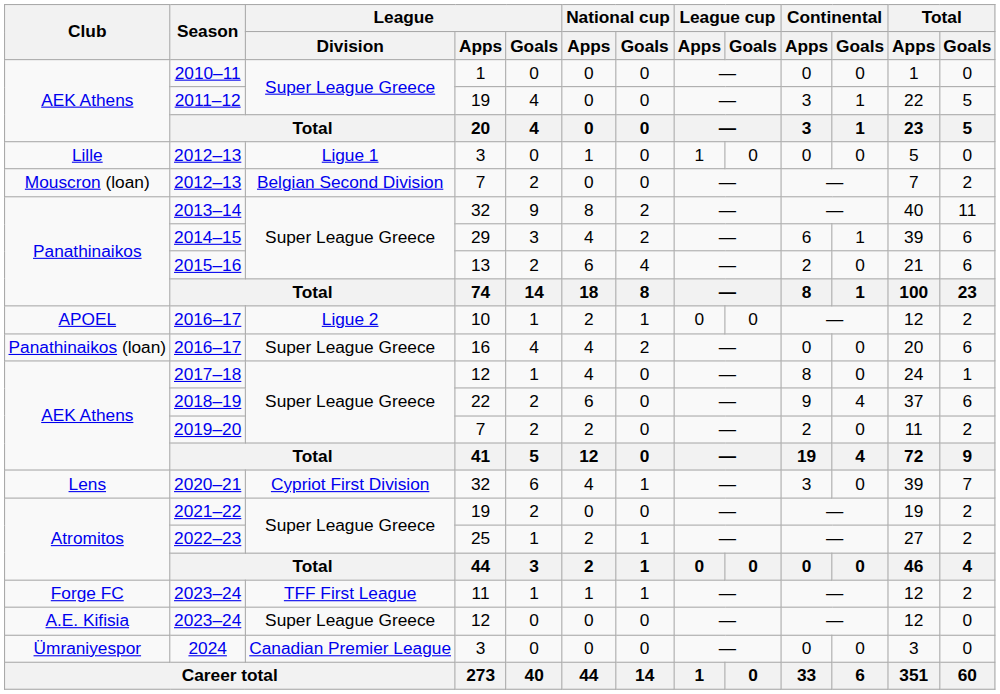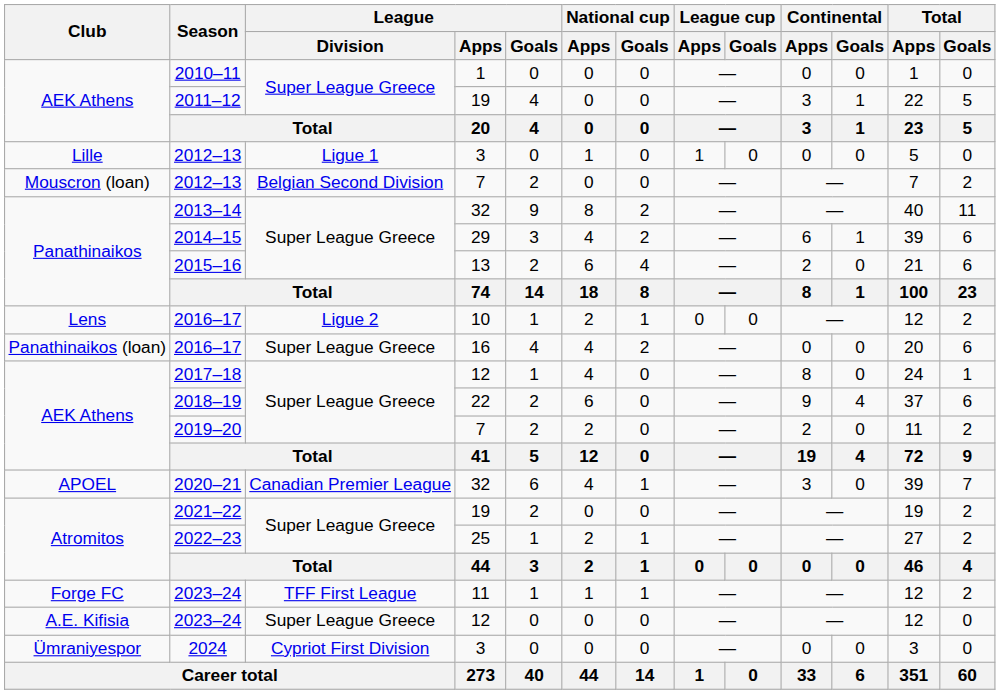(87, 319) APOEL -> (87, 319) Lens
(87, 484) Lens -> (87, 484) APOEL
(350, 484) Cypriot First Division -> (350, 484) Canadian Premier League
(350, 648) Canadian Premier League -> (350, 648) Cypriot First Division
